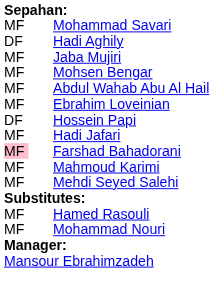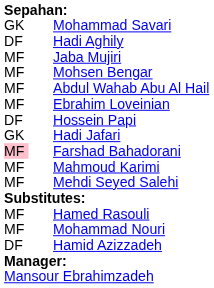(14, 26) MF -> (14, 26) GK
(14, 135) MF -> (14, 135) GK
+ row: (107, 245)
